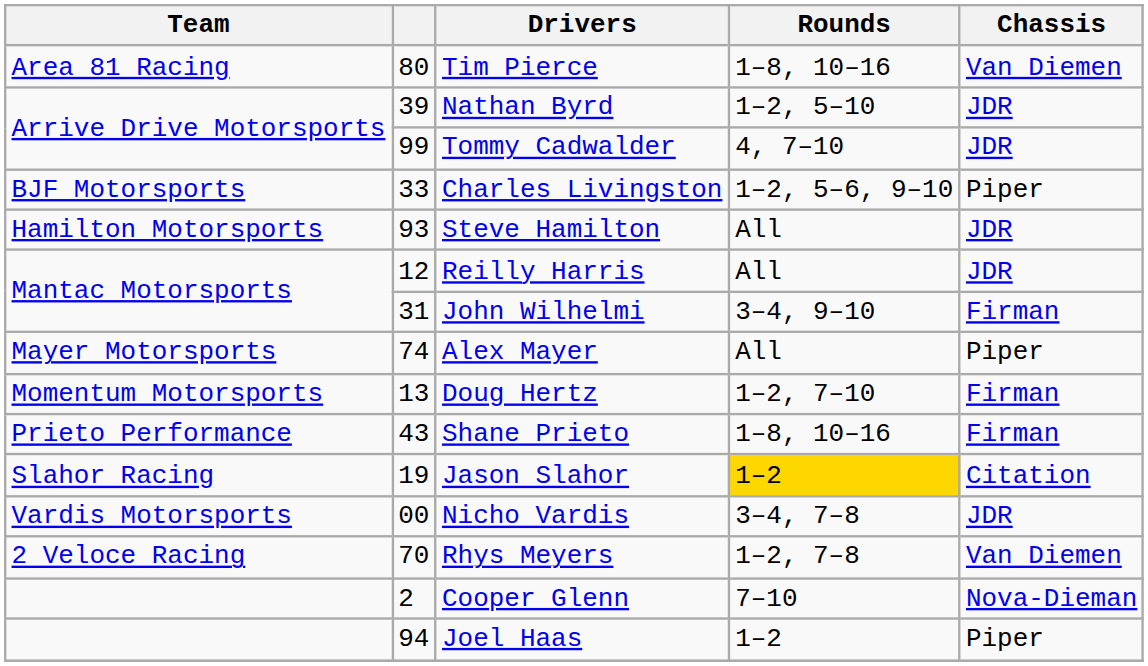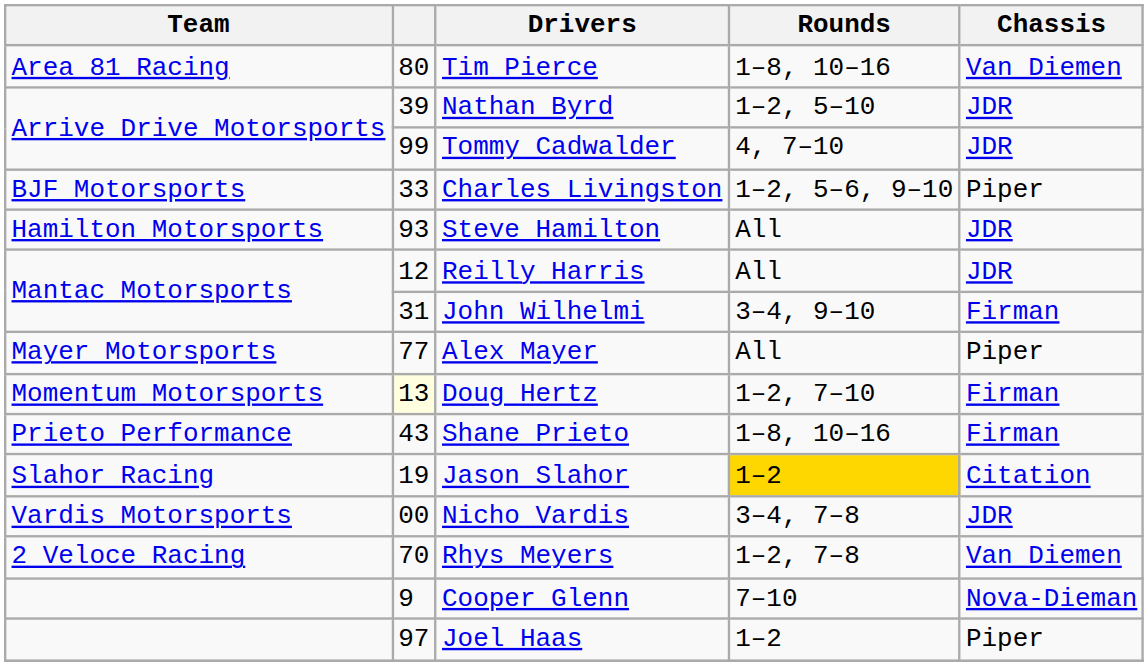(414, 353) 74 -> (414, 353) 77
(414, 394) no background -> (414, 394) lightyellow background
(406, 598) 2 -> (406, 598) 9
(414, 639) 94 -> (414, 639) 97
